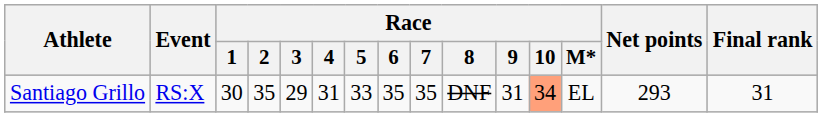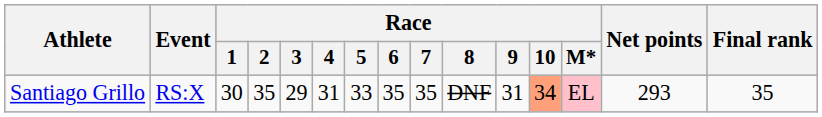(581, 93) no background -> (581, 93) pink background
(763, 93) 31 -> (763, 93) 35
